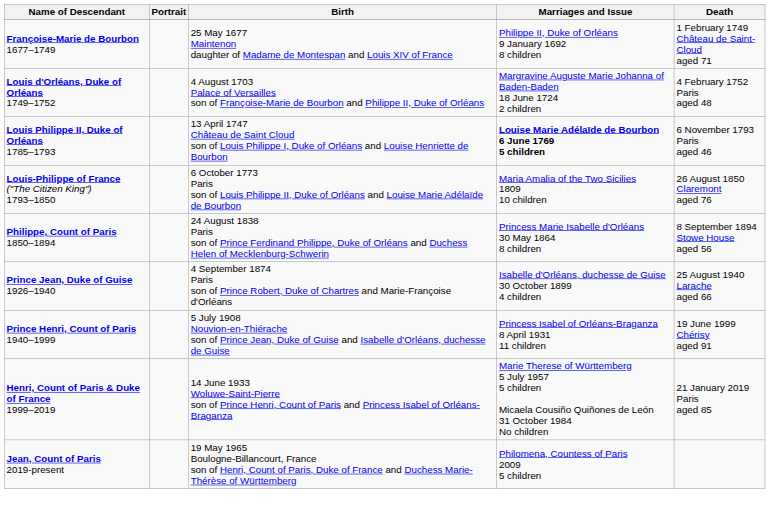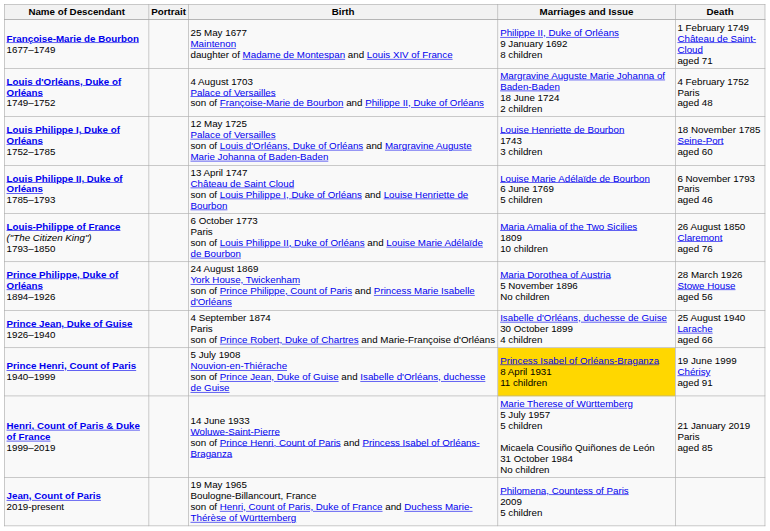+ row: (63, 141)
(579, 141) bold -> (575, 189) normal
- row: (62, 237)
+ row: (62, 286)
(578, 334) no background -> (580, 372) gold background
